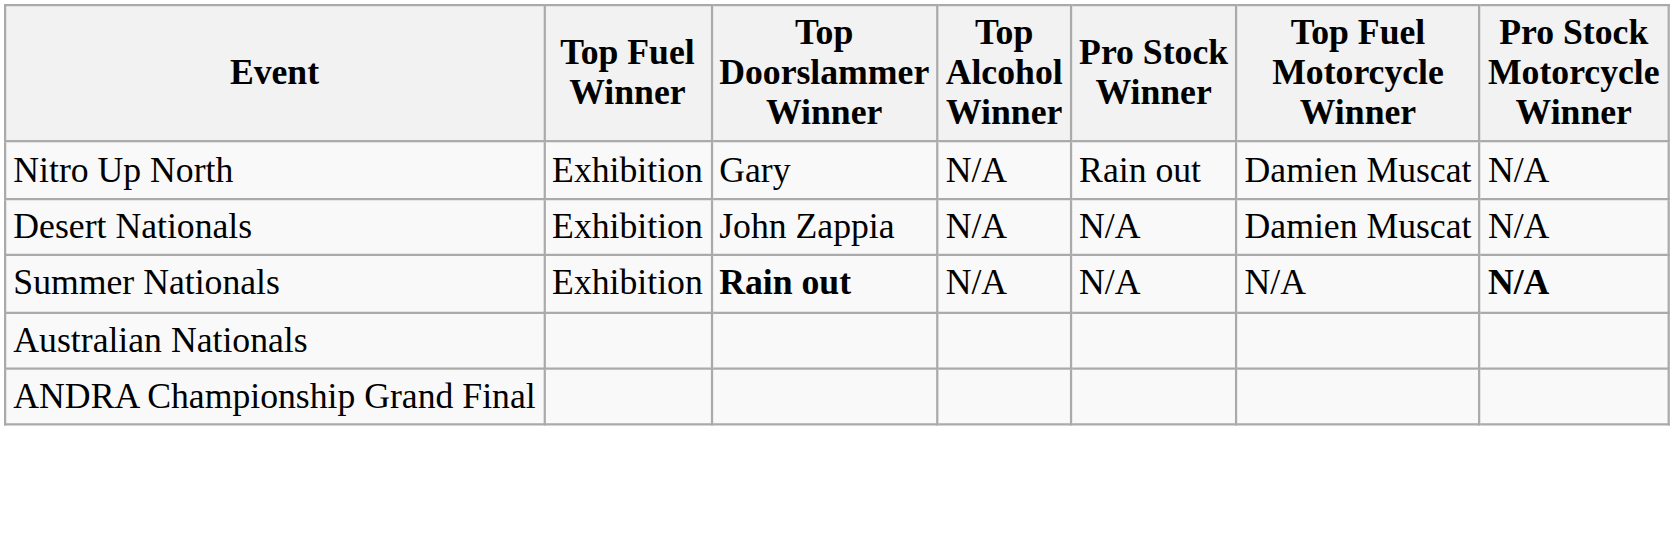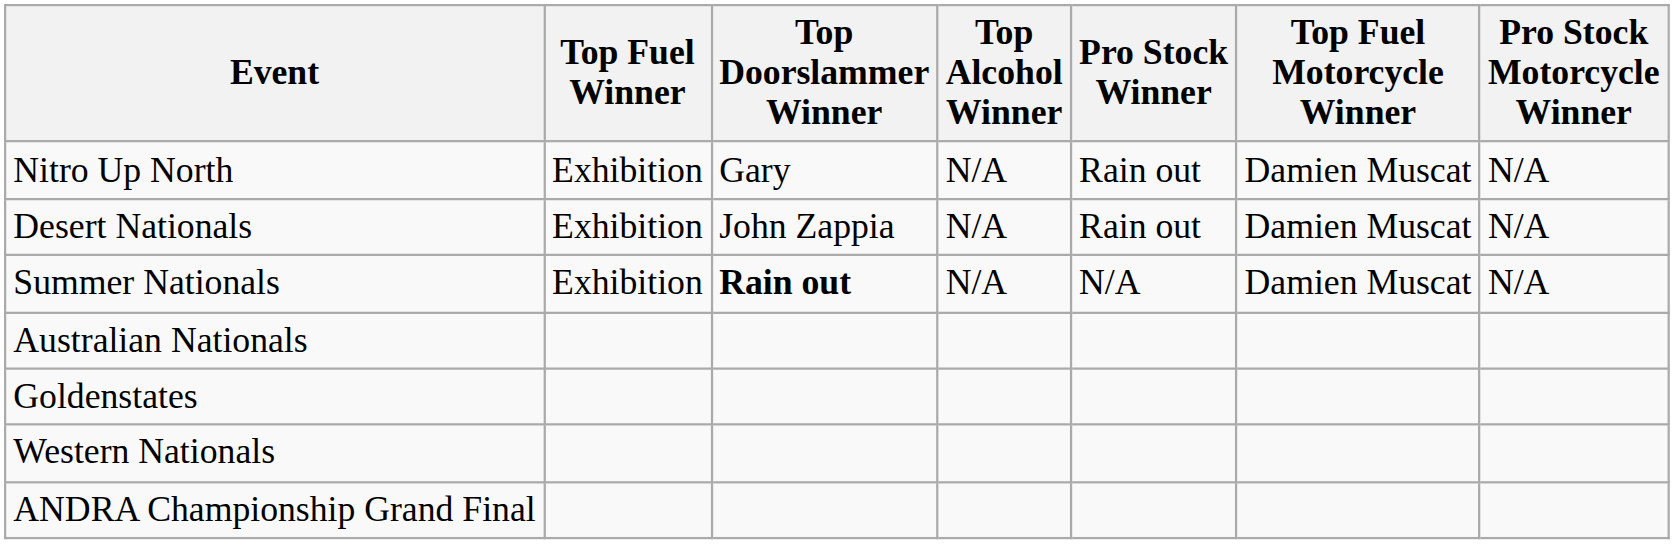(1110, 226) N/A -> (1140, 226) Rain out
(1275, 282) N/A -> (1358, 282) Damien Muscat
(1519, 282) bold -> (1519, 282) normal
+ row: (105, 396)
+ row: (144, 452)
